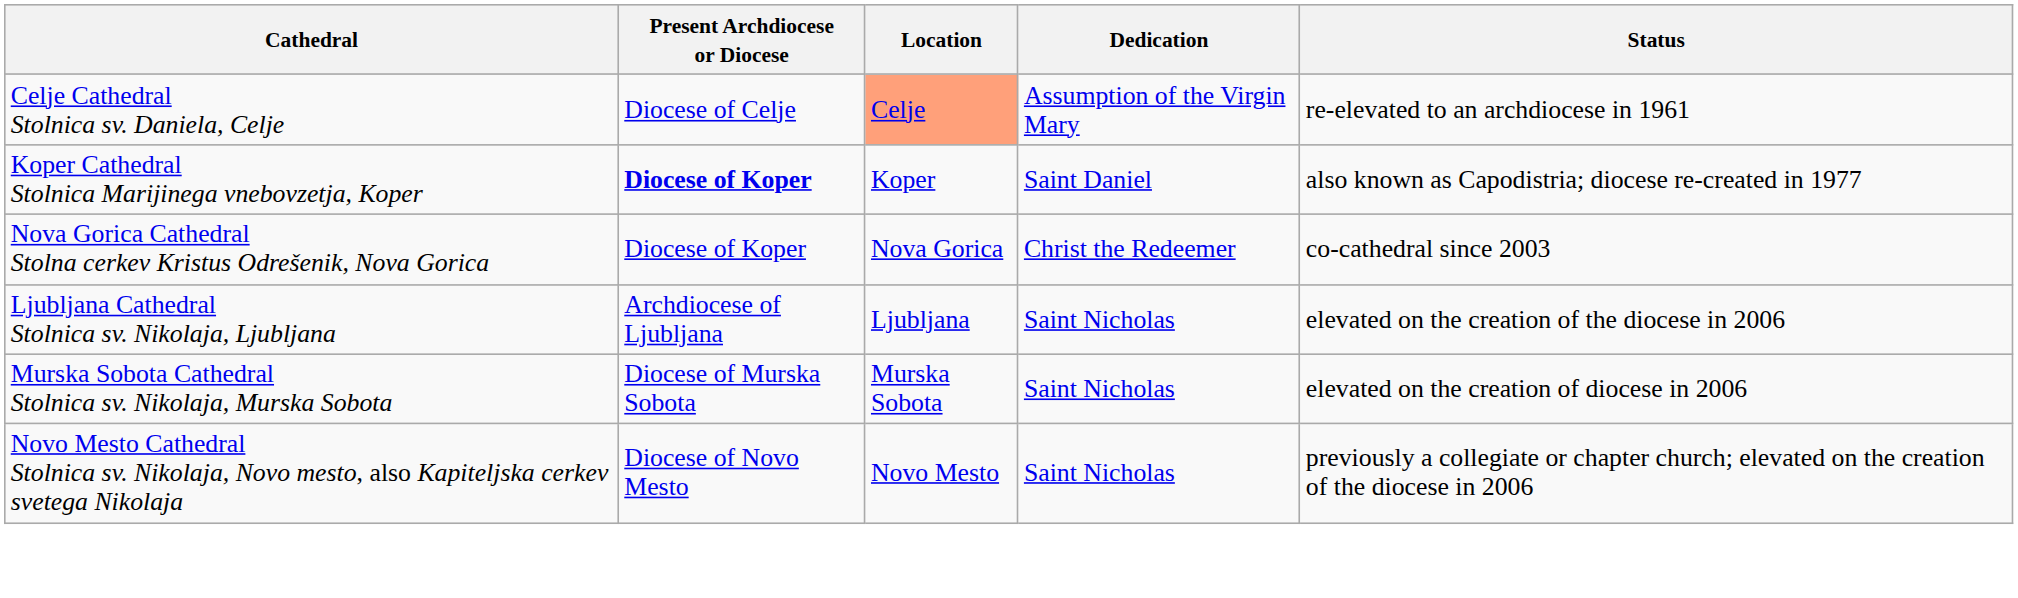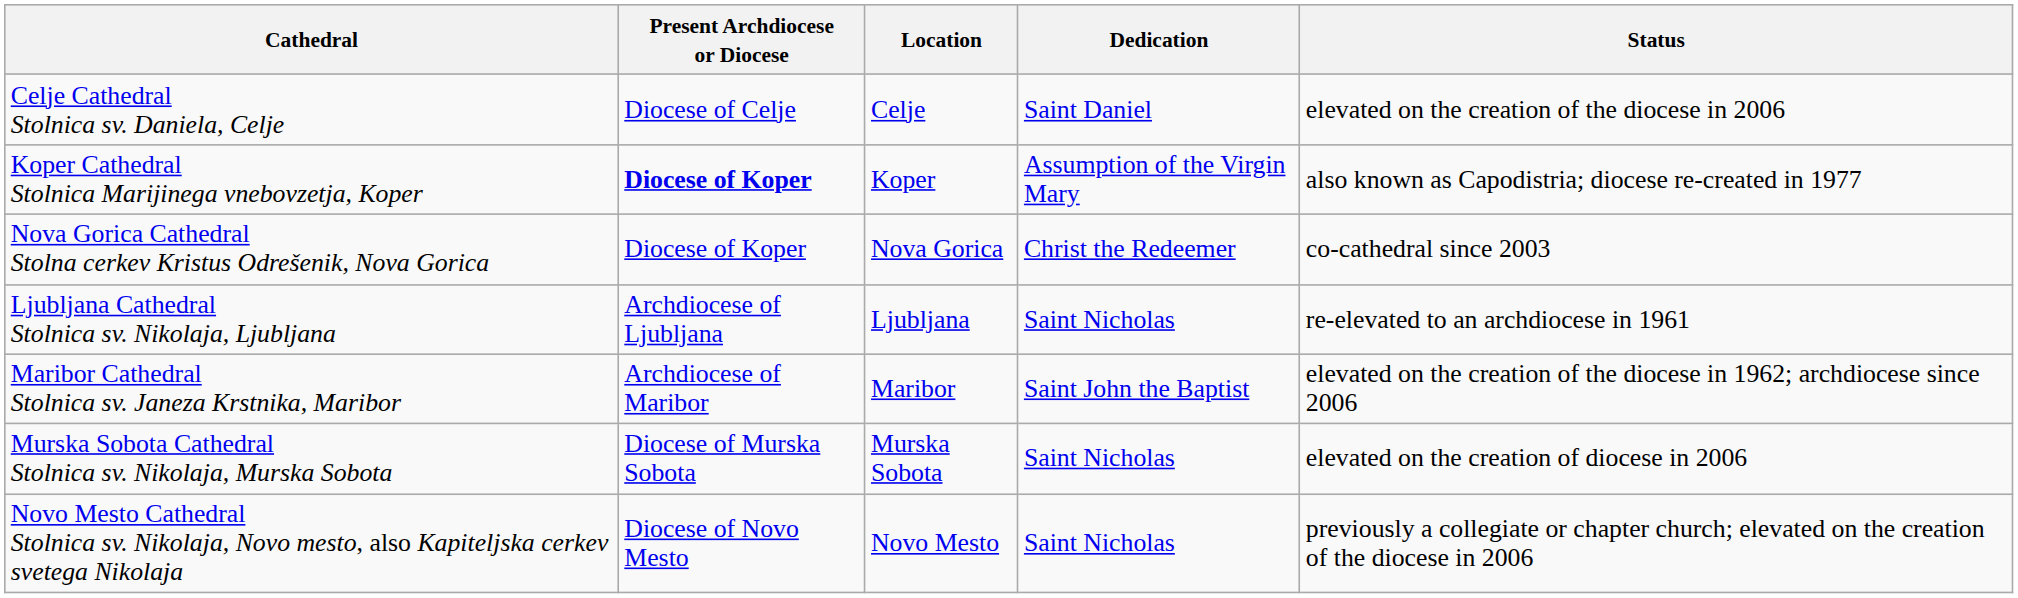(898, 109) lightsalmon background -> (898, 109) no background
(1155, 109) Assumption of the Virgin Mary -> (1088, 109) Saint Daniel
(1498, 109) re-elevated to an archdiocese in 1961 -> (1545, 109) elevated on the creation of the diocese in 2006
(1088, 179) Saint Daniel -> (1155, 179) Assumption of the Virgin Mary
(1545, 318) elevated on the creation of the diocese in 2006 -> (1498, 318) re-elevated to an archdiocese in 1961
+ row: (206, 388)
